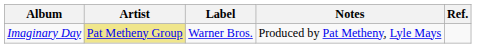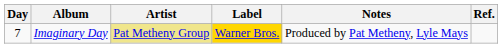+ column: (18, 14)
(221, 33) no background -> (247, 33) gold background
